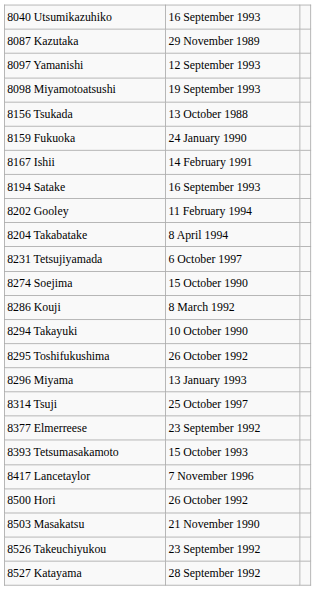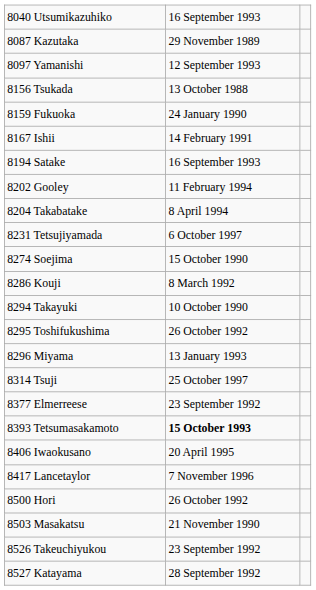- row: (62, 89)
(208, 452) normal -> (210, 428) bold
+ row: (49, 452)
